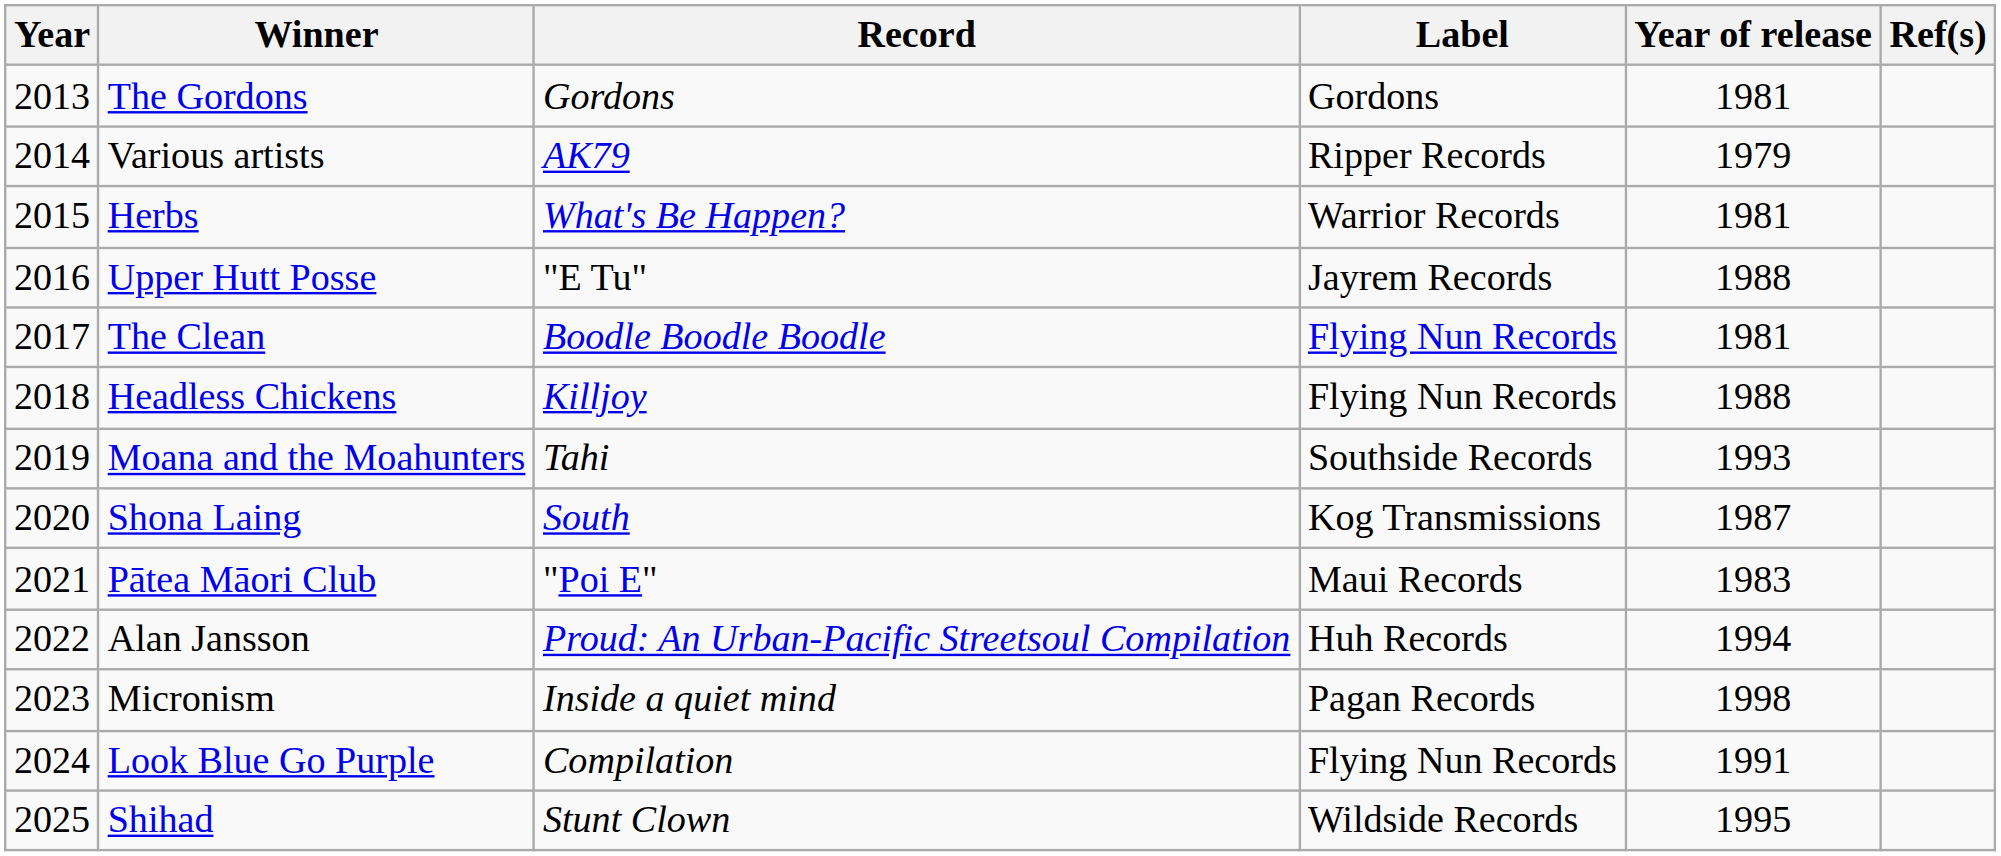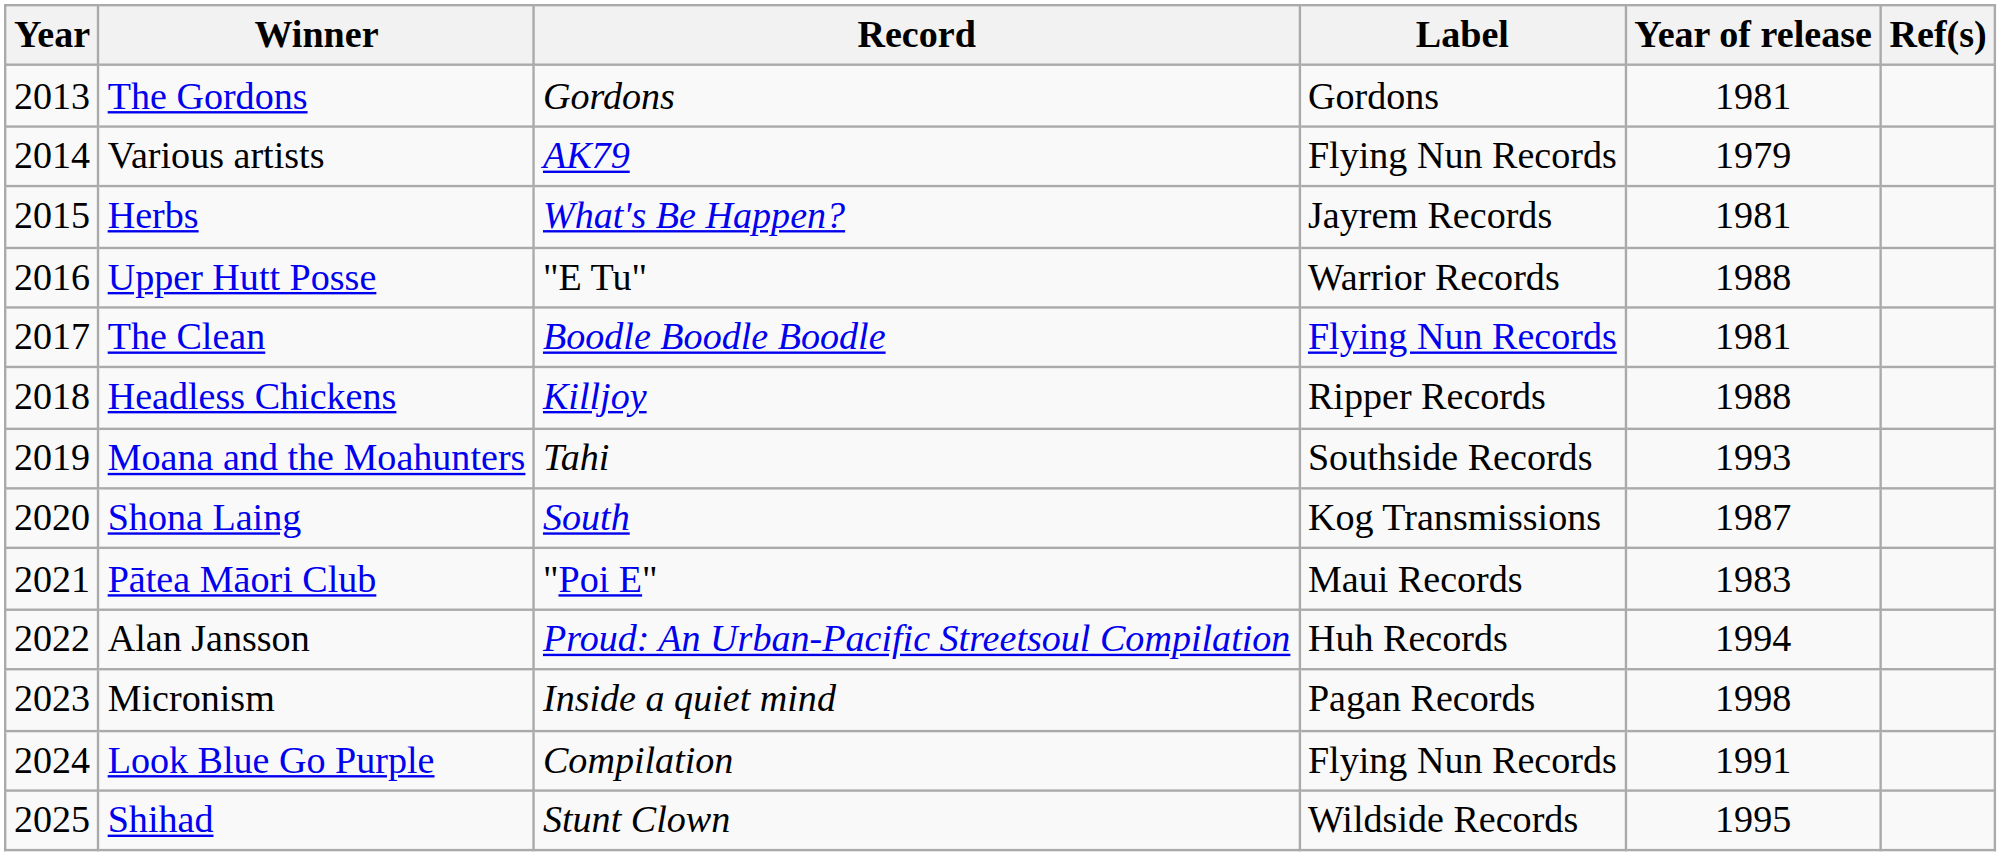(1427, 155) Ripper Records -> (1462, 155) Flying Nun Records
(1434, 215) Warrior Records -> (1430, 215) Jayrem Records
(1430, 276) Jayrem Records -> (1434, 276) Warrior Records
(1462, 397) Flying Nun Records -> (1427, 397) Ripper Records
